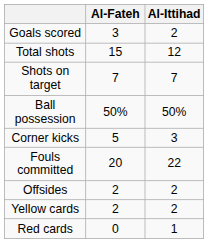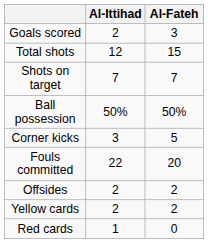columns swapped: (115, 14) <-> (174, 14)
